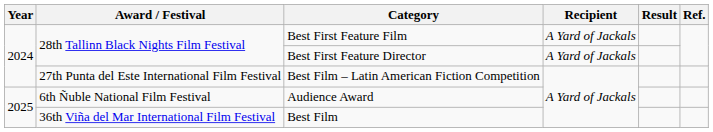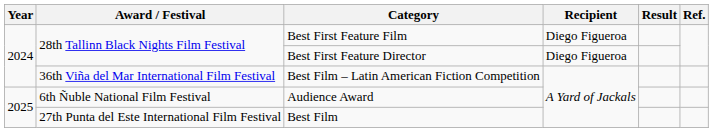(591, 35) A Yard of Jackals -> (586, 35) Diego Figueroa
(591, 55) A Yard of Jackals -> (586, 55) Diego Figueroa
(160, 76) 27th Punta del Este International Film Festival -> (157, 76) 36th Viña del Mar International Film Festival
(157, 117) 36th Viña del Mar International Film Festival -> (160, 117) 27th Punta del Este International Film Festival
